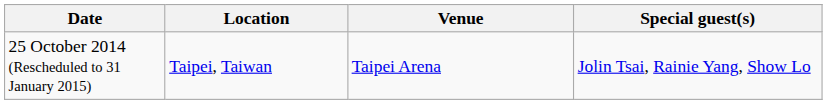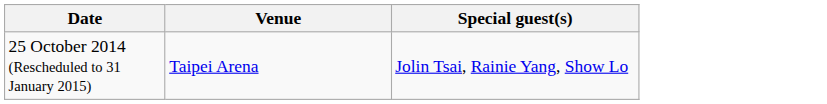- column: (256, 18)
